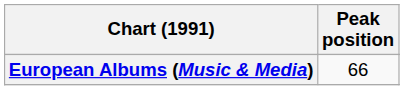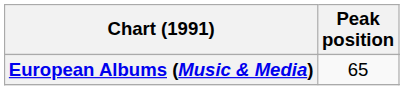(358, 69) 66 -> (358, 69) 65
